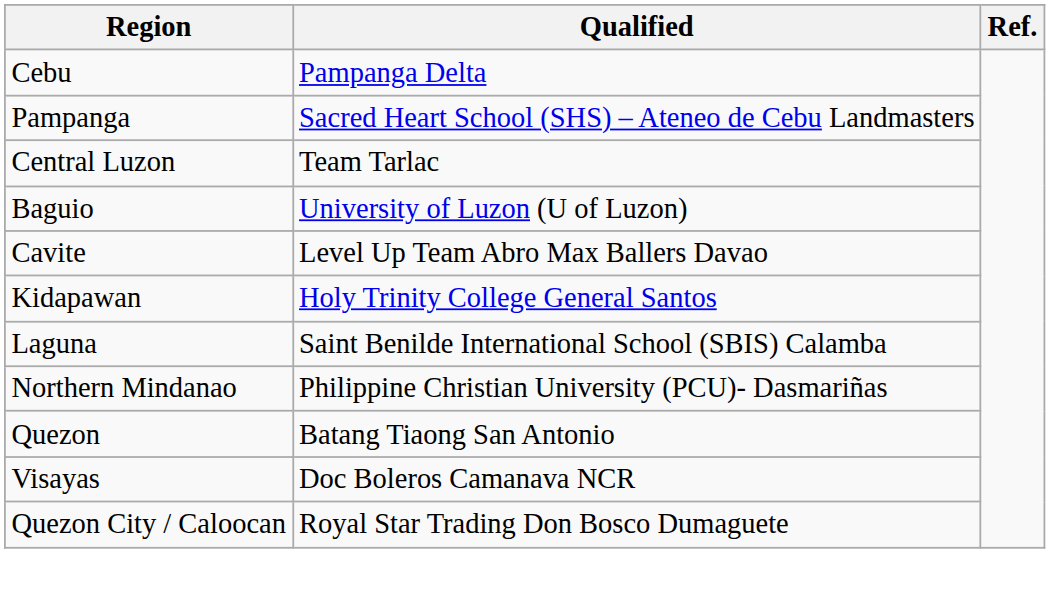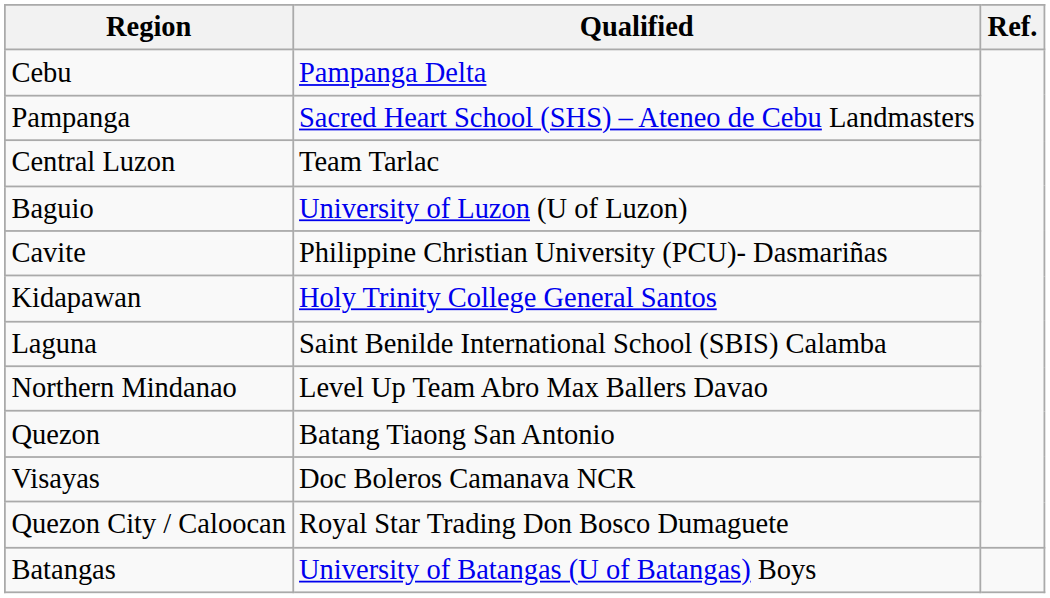(533, 252) Level Up Team Abro Max Ballers Davao -> (593, 252) Philippine Christian University (PCU)- Dasmariñas
(593, 388) Philippine Christian University (PCU)- Dasmariñas -> (533, 388) Level Up Team Abro Max Ballers Davao
+ row: (64, 569)
